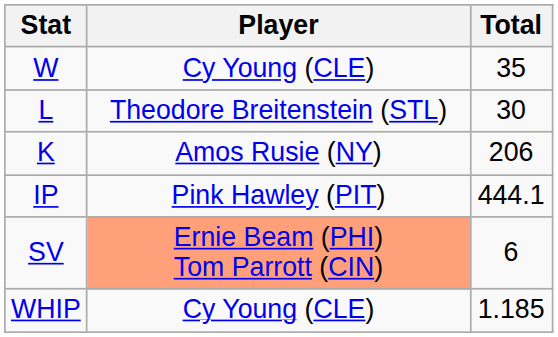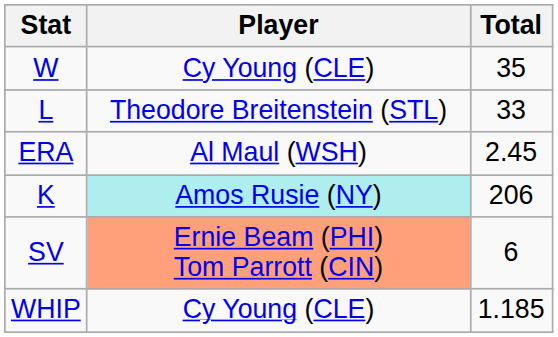(511, 110) 30 -> (511, 110) 33
+ row: (46, 152)
(278, 152) no background -> (278, 195) paleturquoise background
- row: (46, 195)
